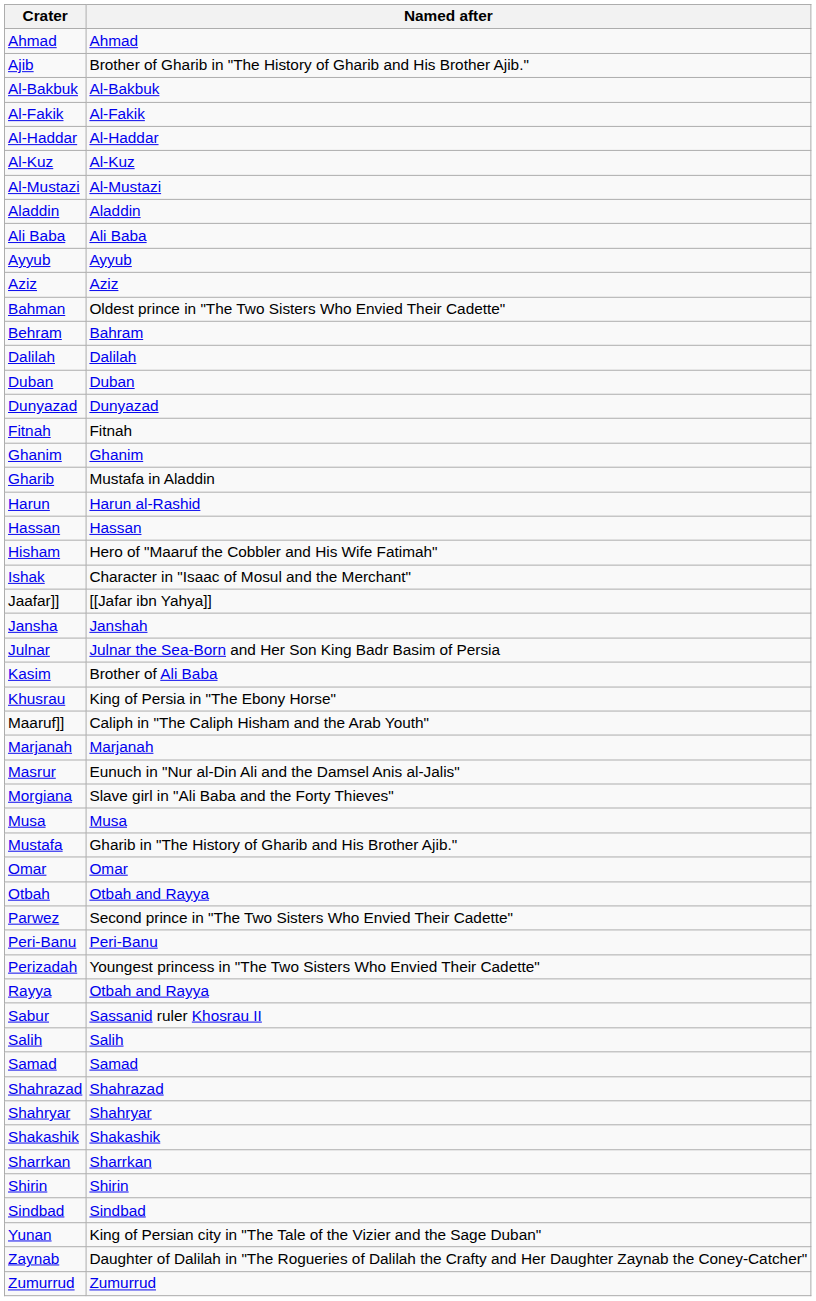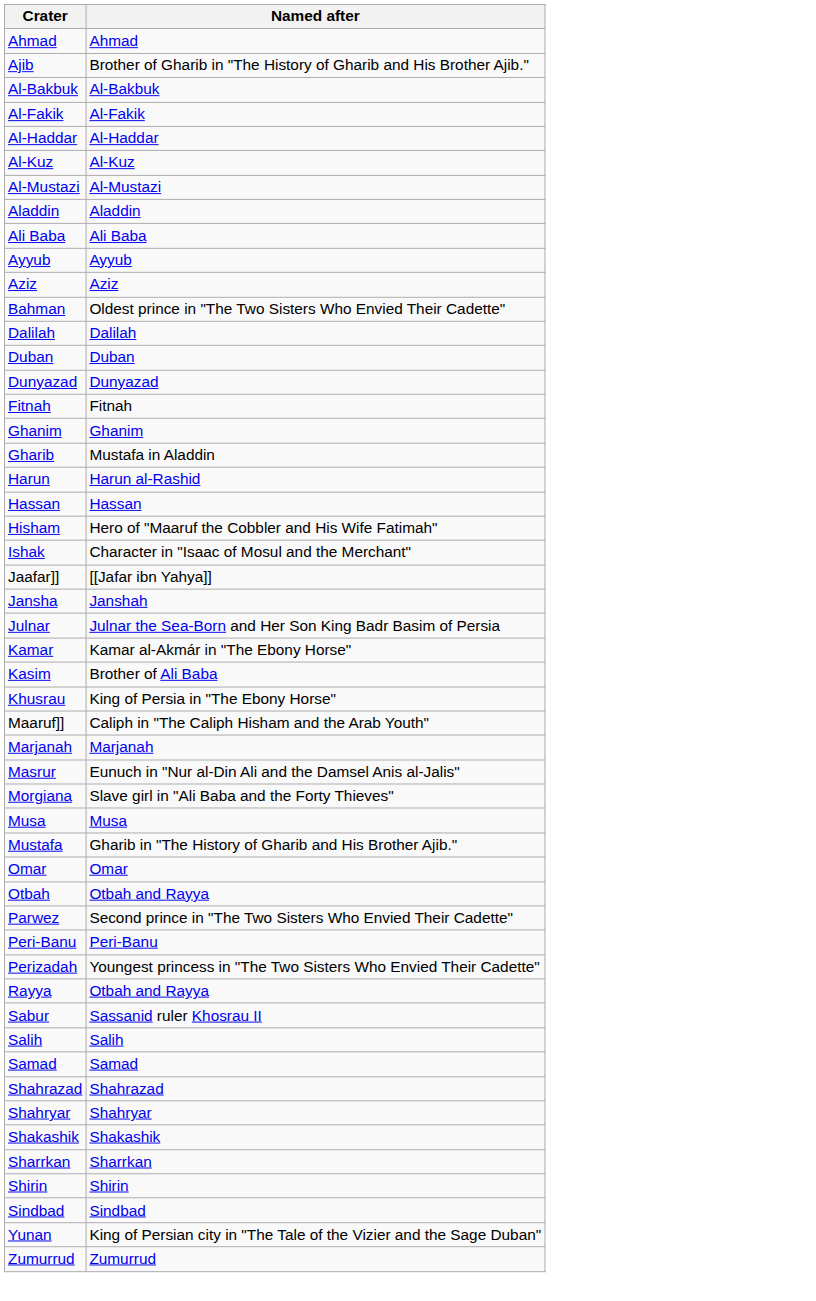- row: (35, 333)
+ row: (31, 650)
- row: (34, 1259)
